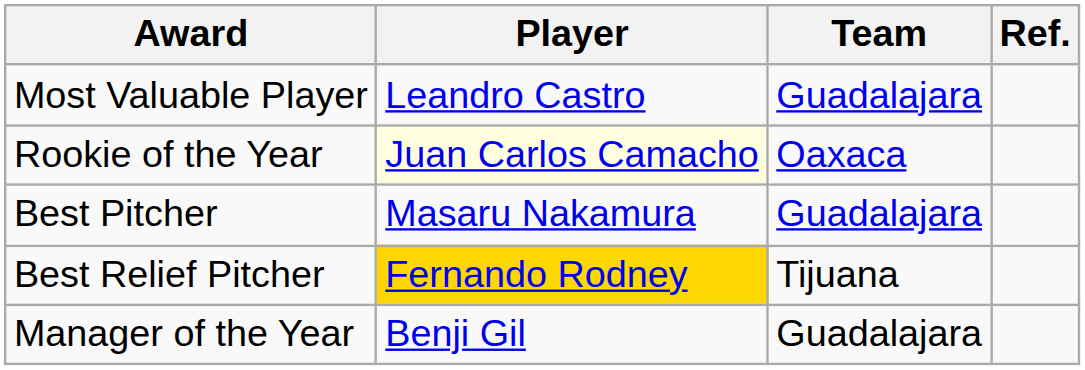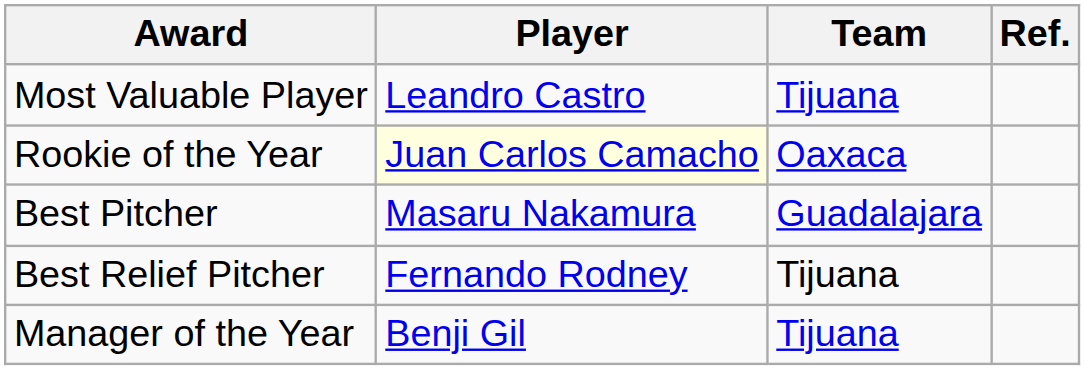(879, 94) Guadalajara -> (838, 94) Tijuana
(536, 273) gold background -> (536, 273) no background
(879, 333) Guadalajara -> (838, 333) Tijuana
